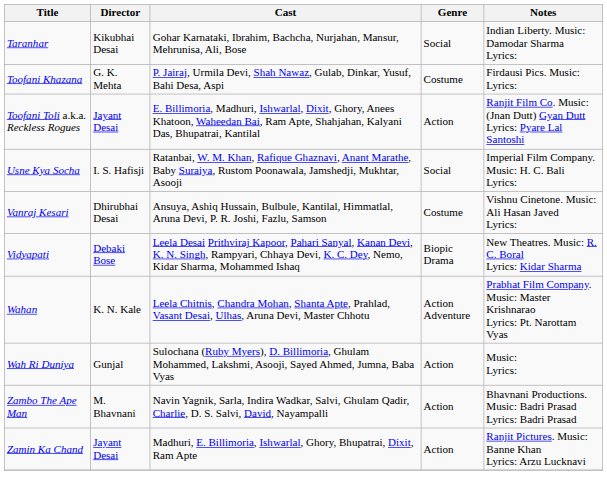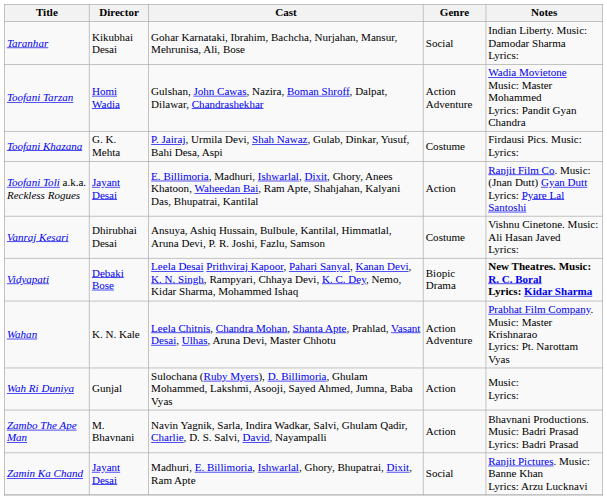+ row: (40, 97)
- row: (43, 170)
(542, 254) normal -> (540, 279) bold
(439, 449) Action -> (440, 474) Social
